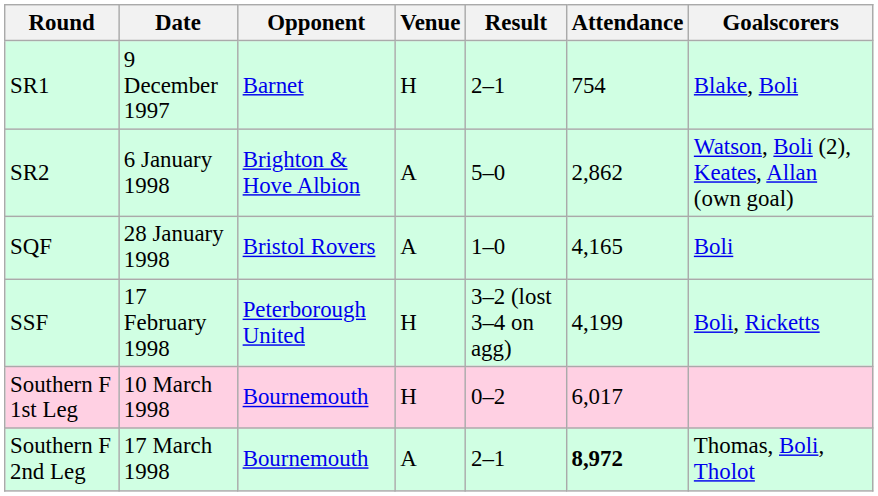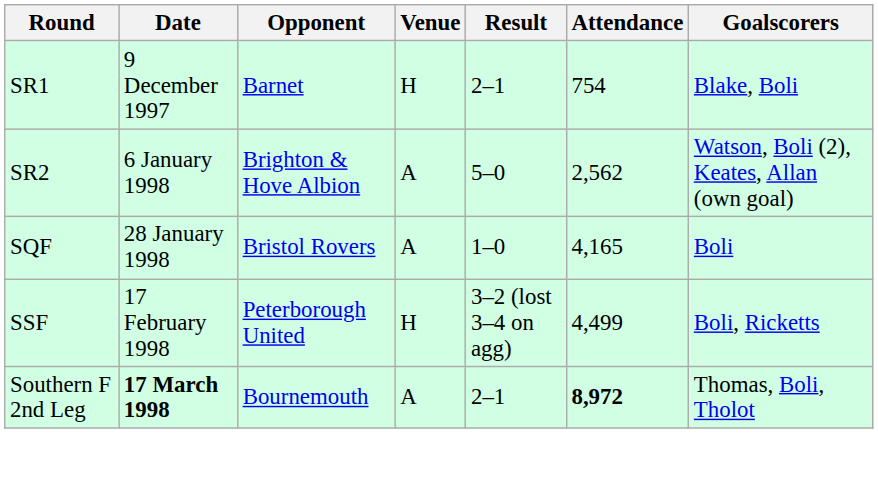(597, 172) 2,862 -> (597, 172) 2,562
(597, 322) 4,199 -> (597, 322) 4,499
- row: (61, 397)
(168, 459) normal -> (171, 397) bold
